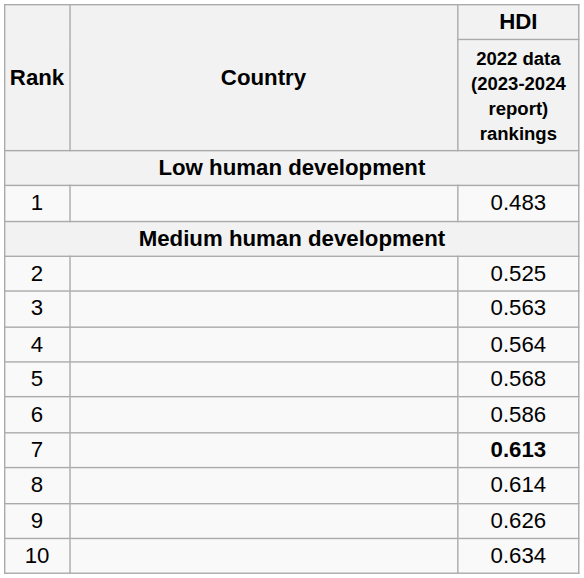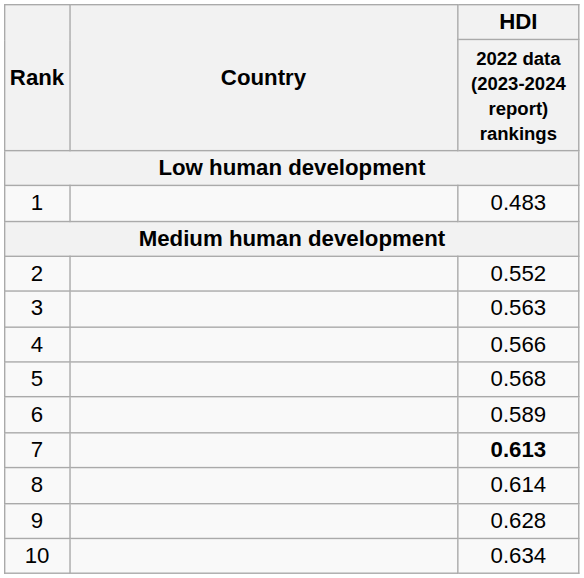(518, 273) 0.525 -> (518, 273) 0.552
(518, 344) 0.564 -> (518, 344) 0.566
(518, 414) 0.586 -> (518, 414) 0.589
(518, 520) 0.626 -> (518, 520) 0.628
